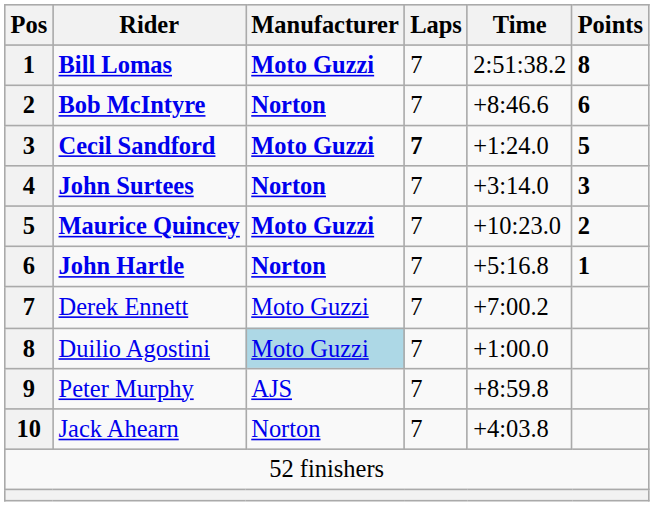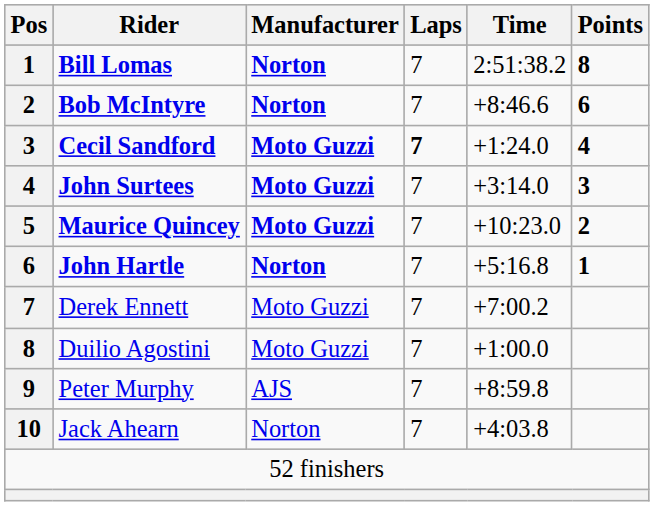(313, 65) Moto Guzzi -> (289, 65) Norton
(584, 145) 5 -> (584, 145) 4
(289, 186) Norton -> (313, 186) Moto Guzzi
(310, 347) lightblue background -> (310, 347) no background
